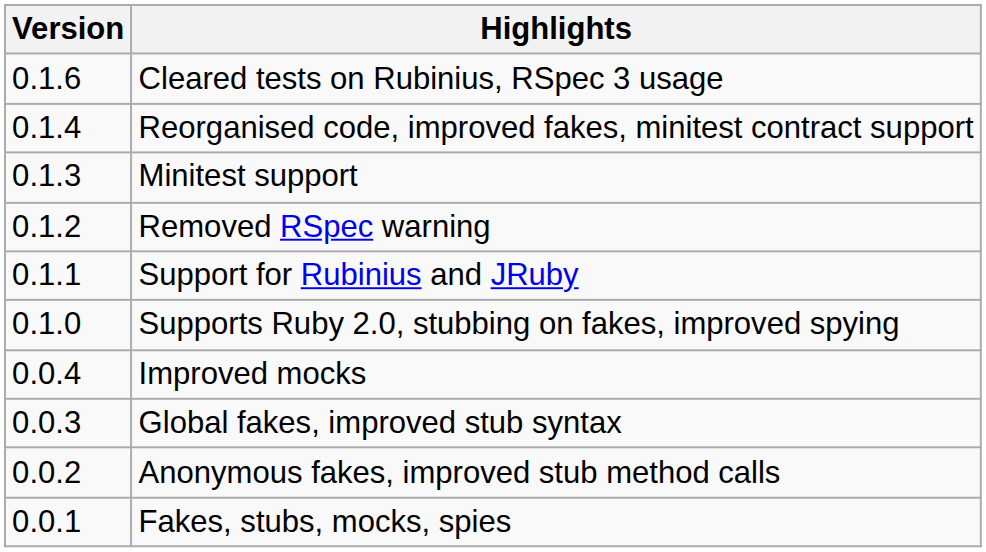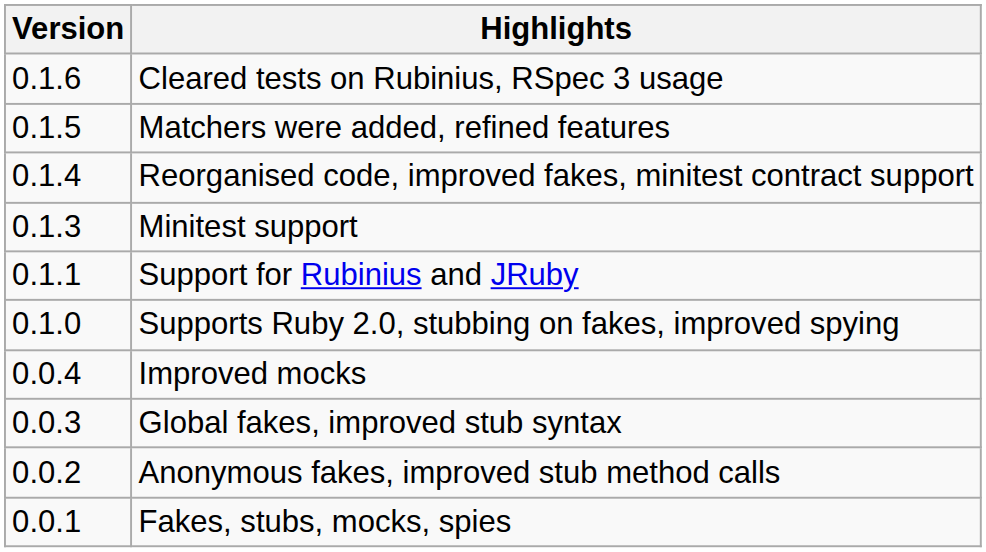+ row: (404, 127)
- row: (315, 226)
